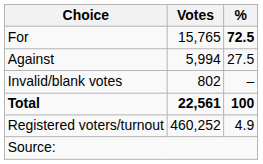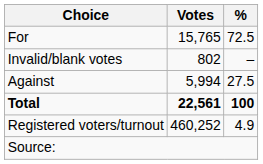(241, 37) bold -> (241, 37) normal
rows swapped: (31, 59) <-> (65, 81)
